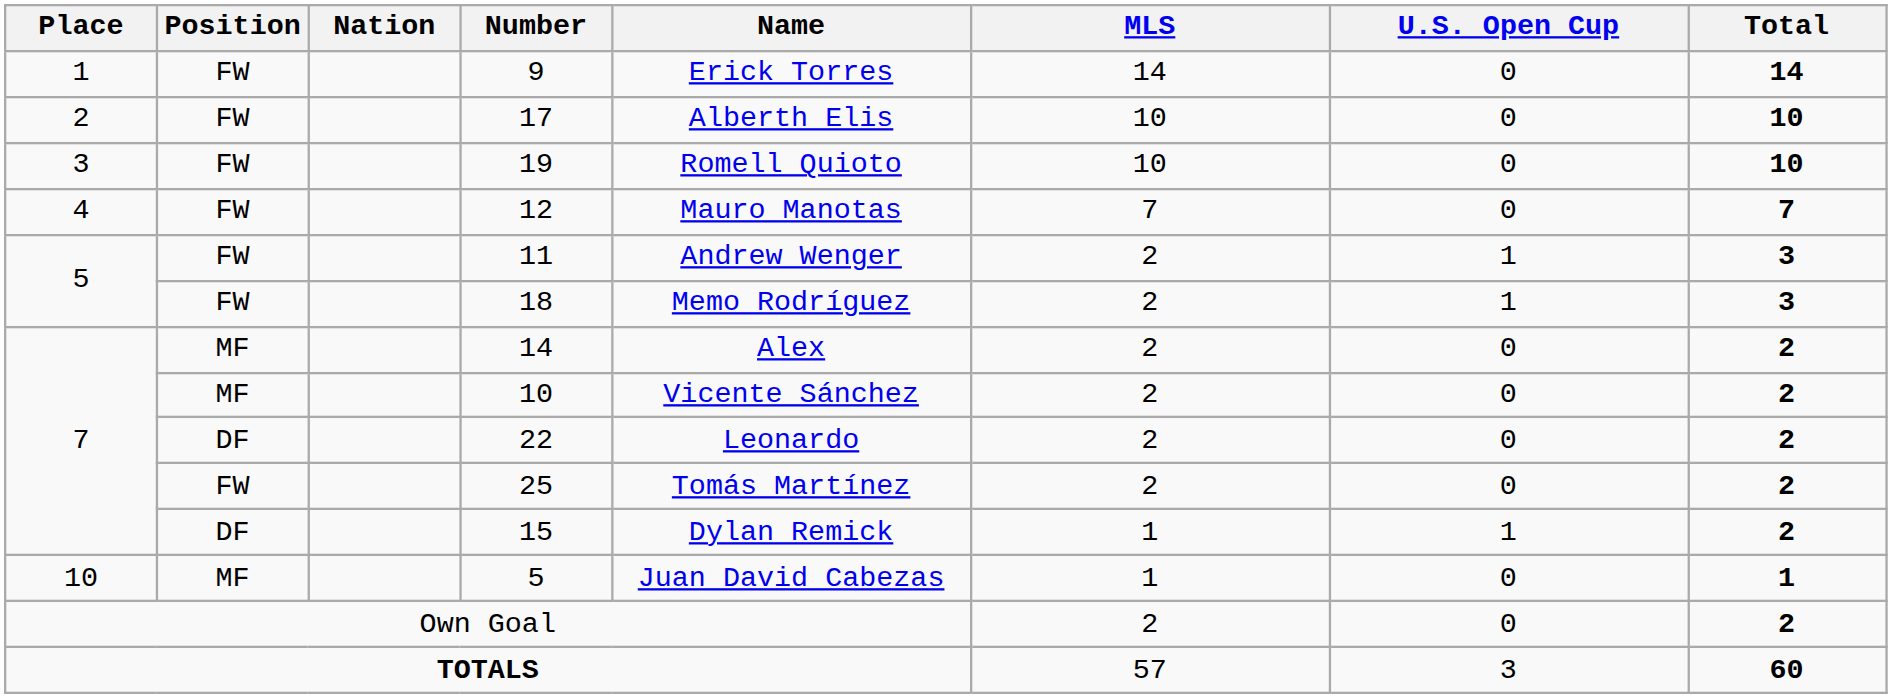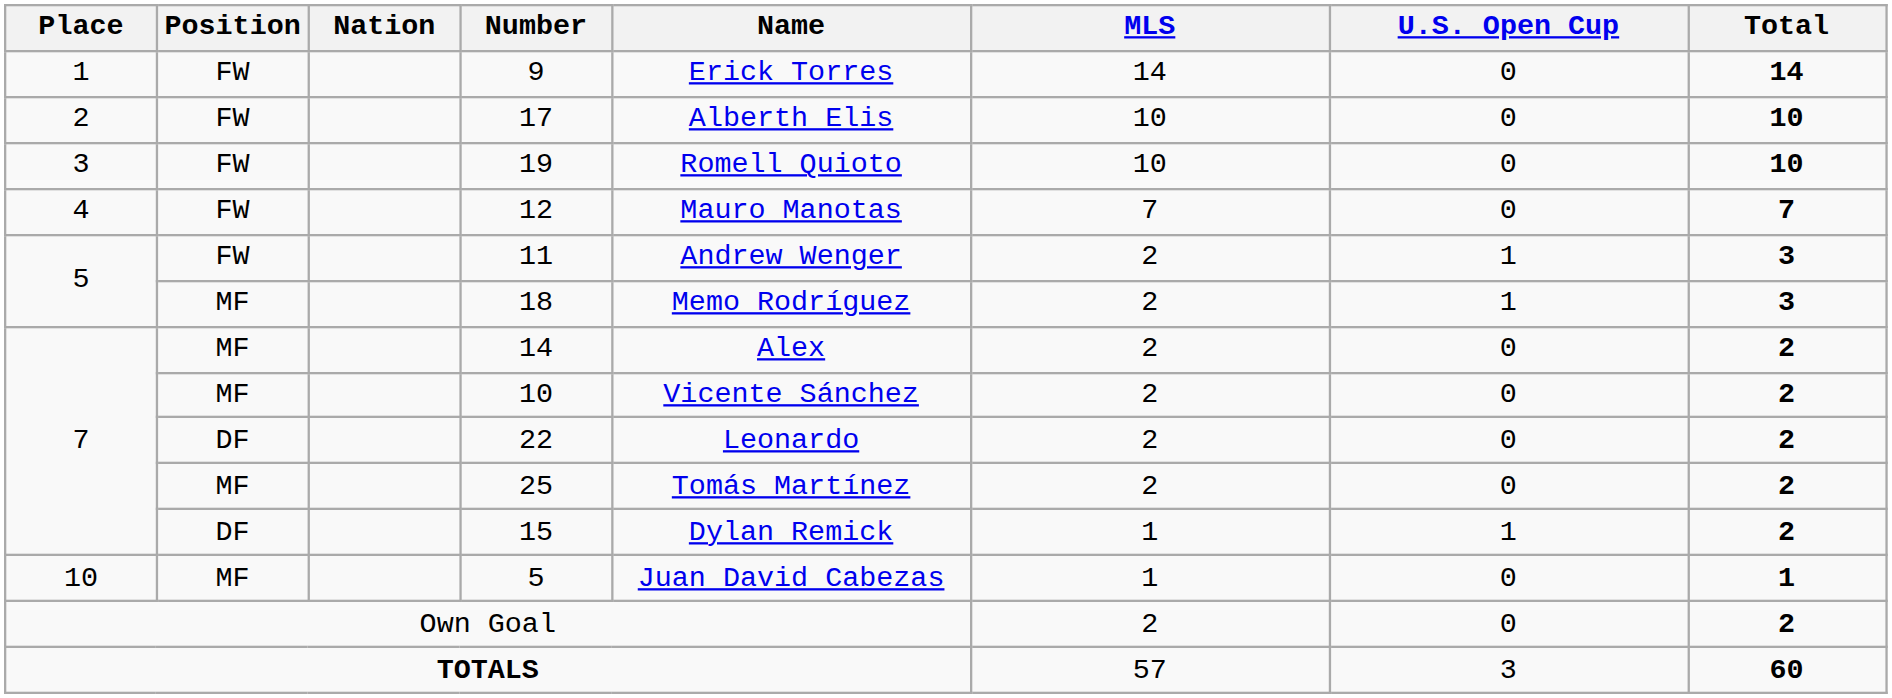(233, 304) FW -> (233, 304) MF
(233, 487) FW -> (233, 487) MF
